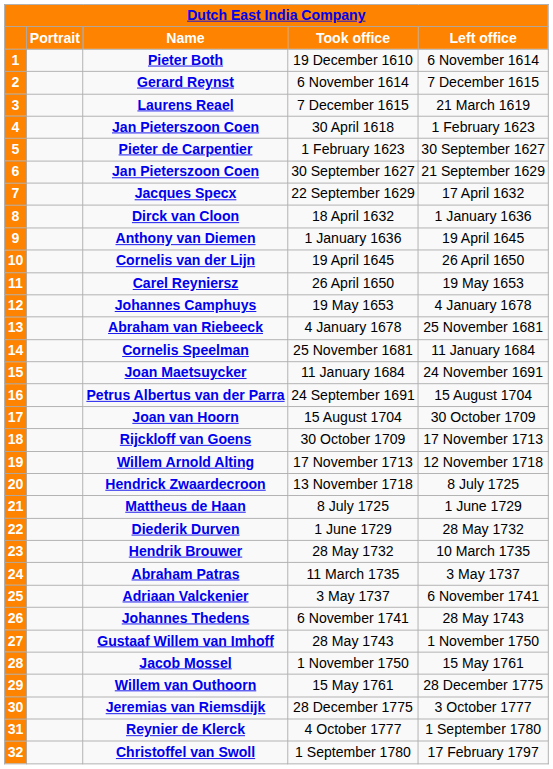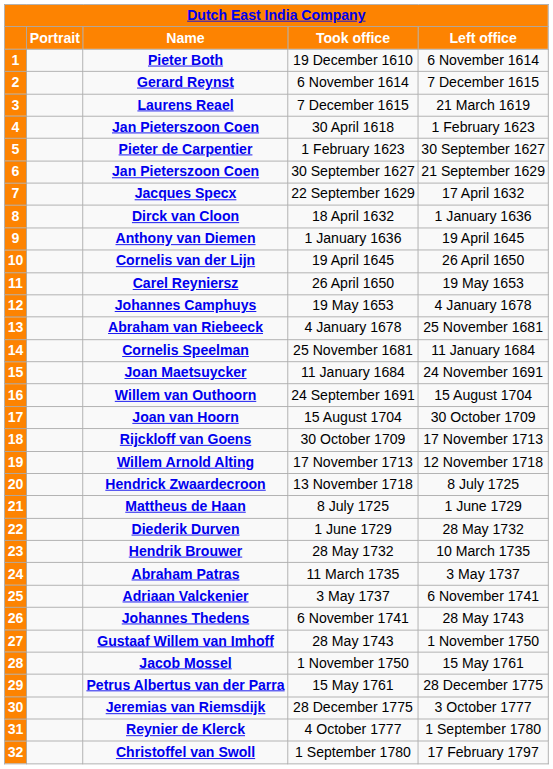(186, 395) Petrus Albertus van der Parra -> (186, 395) Willem van Outhoorn
(186, 685) Willem van Outhoorn -> (186, 685) Petrus Albertus van der Parra
